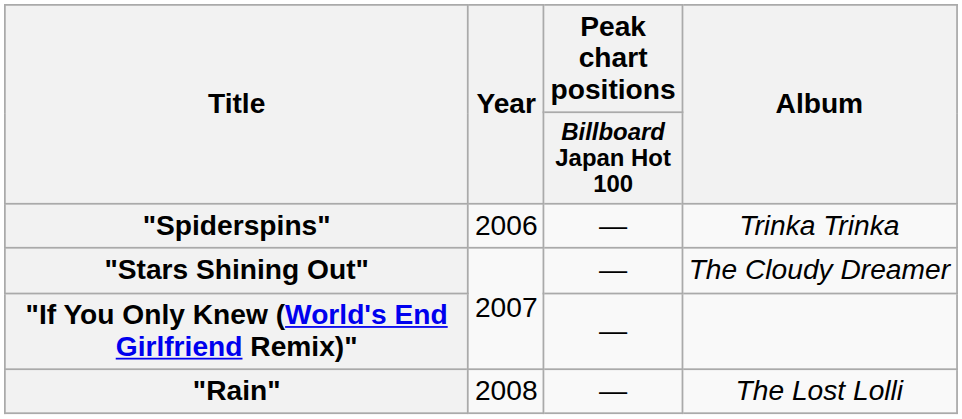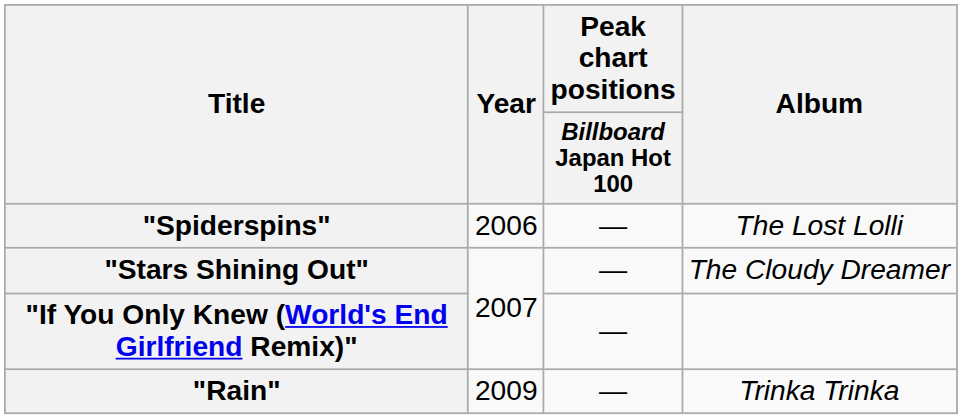(819, 225) Trinka Trinka -> (819, 225) The Lost Lolli
(506, 391) 2008 -> (506, 391) 2009
(819, 391) The Lost Lolli -> (819, 391) Trinka Trinka
